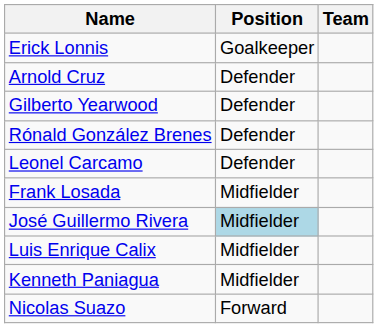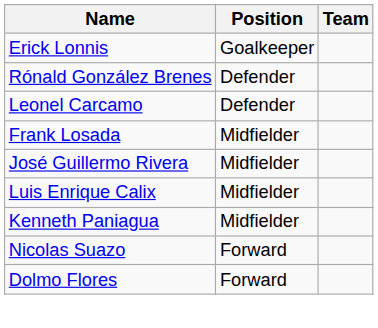- row: (57, 76)
- row: (83, 105)
(260, 221) lightblue background -> (260, 163) no background
+ row: (63, 279)
